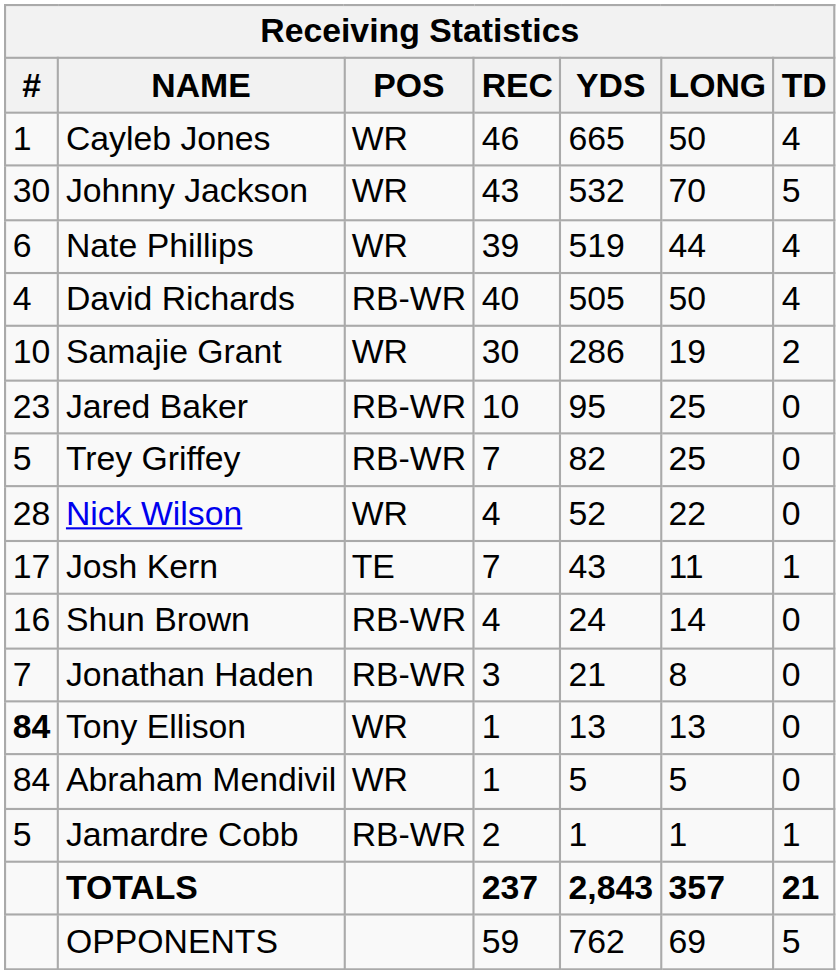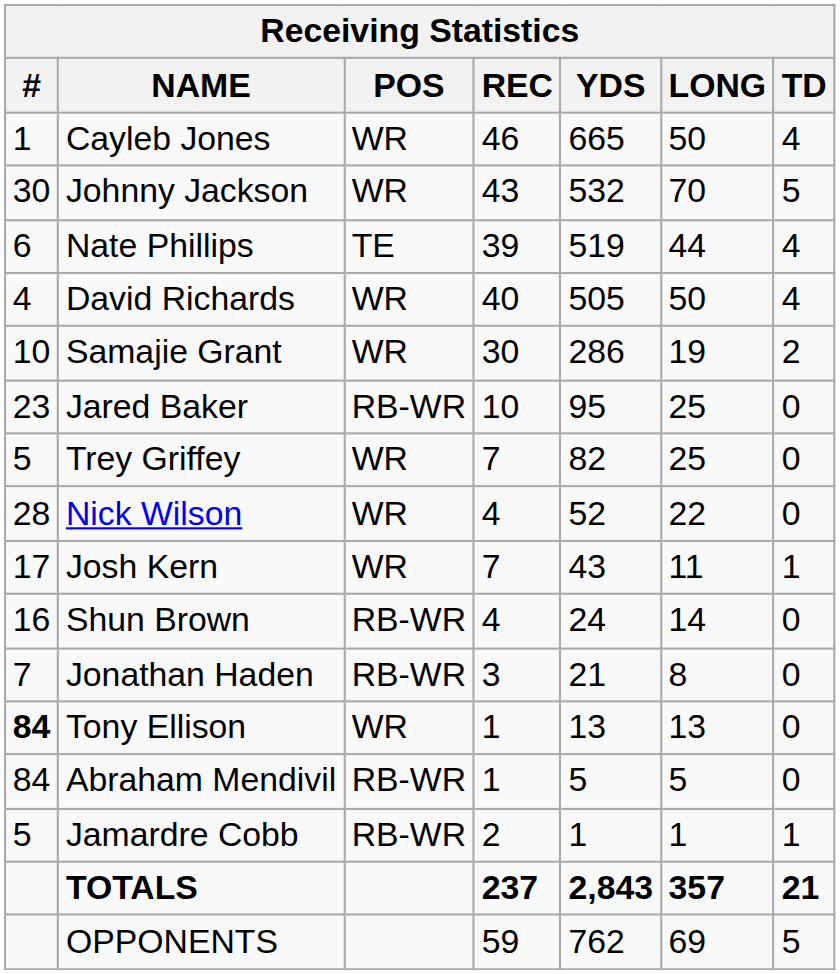(380, 245) WR -> (373, 245) TE
(409, 298) RB-WR -> (380, 298) WR
(409, 459) RB-WR -> (380, 459) WR
(373, 566) TE -> (380, 566) WR
(380, 780) WR -> (409, 780) RB-WR
